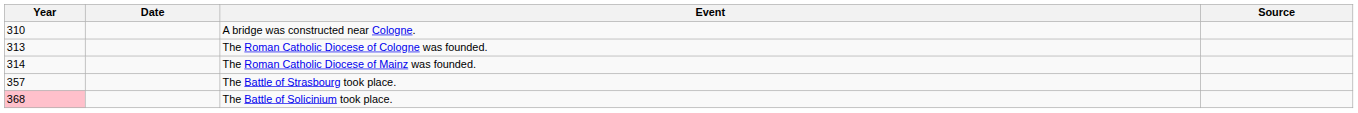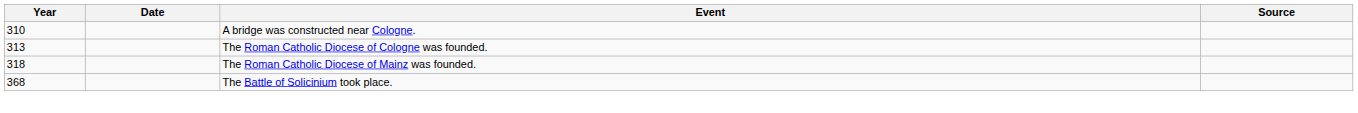(16, 64) 314 -> (16, 64) 318
- row: (309, 82)
(16, 99) pink background -> (16, 82) no background
